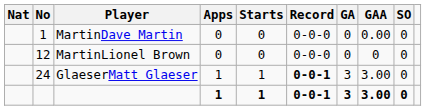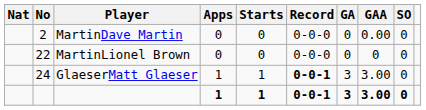(43, 35) 1 -> (43, 35) 2
(43, 55) 12 -> (43, 55) 22
